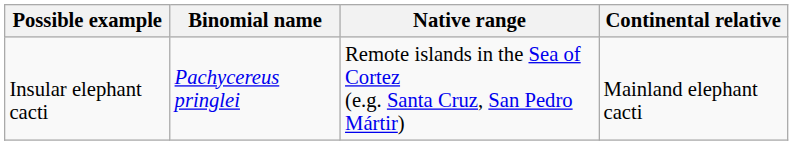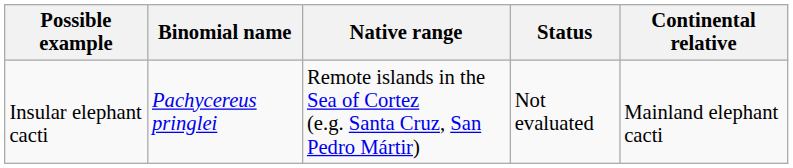+ column: (565, 32)
